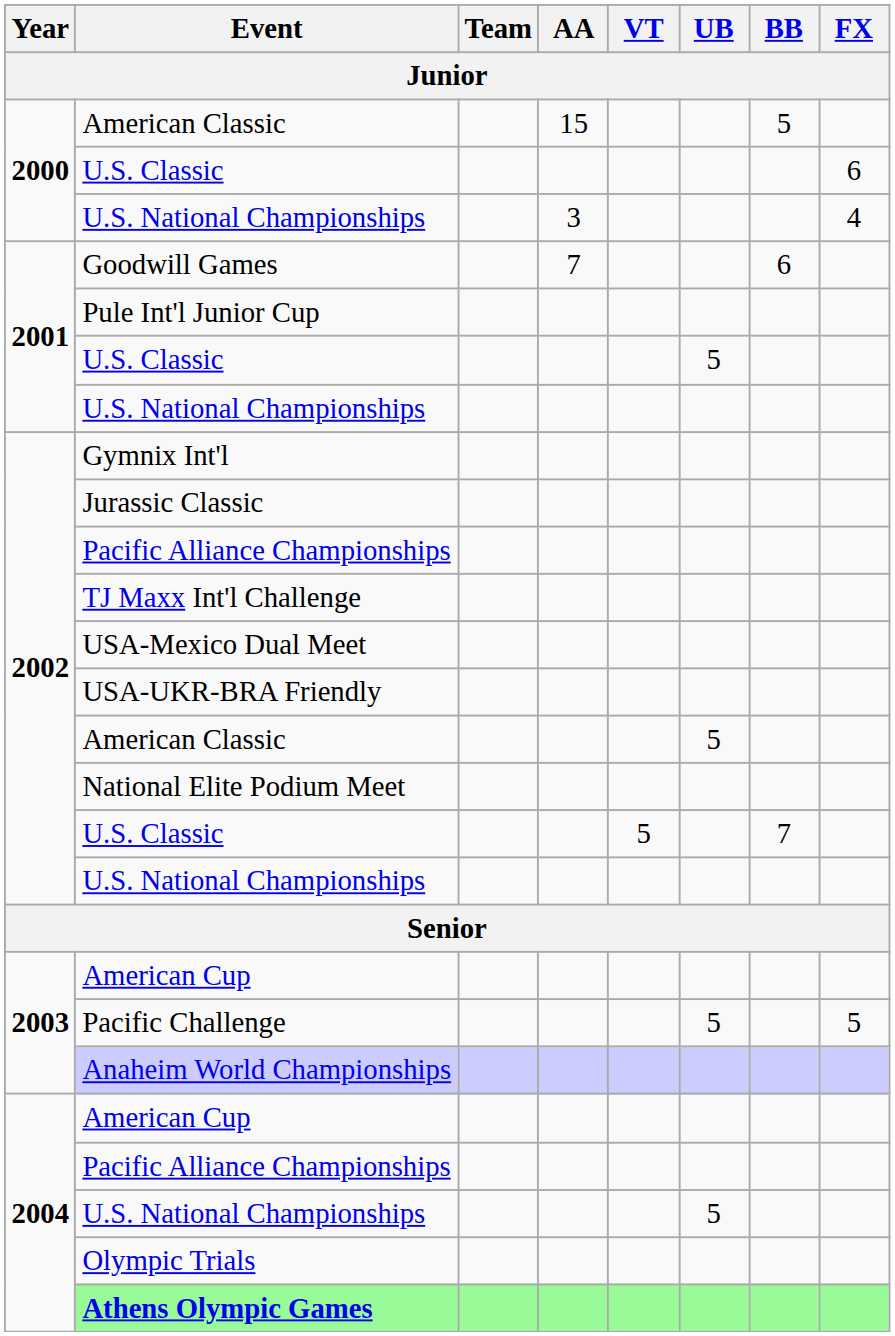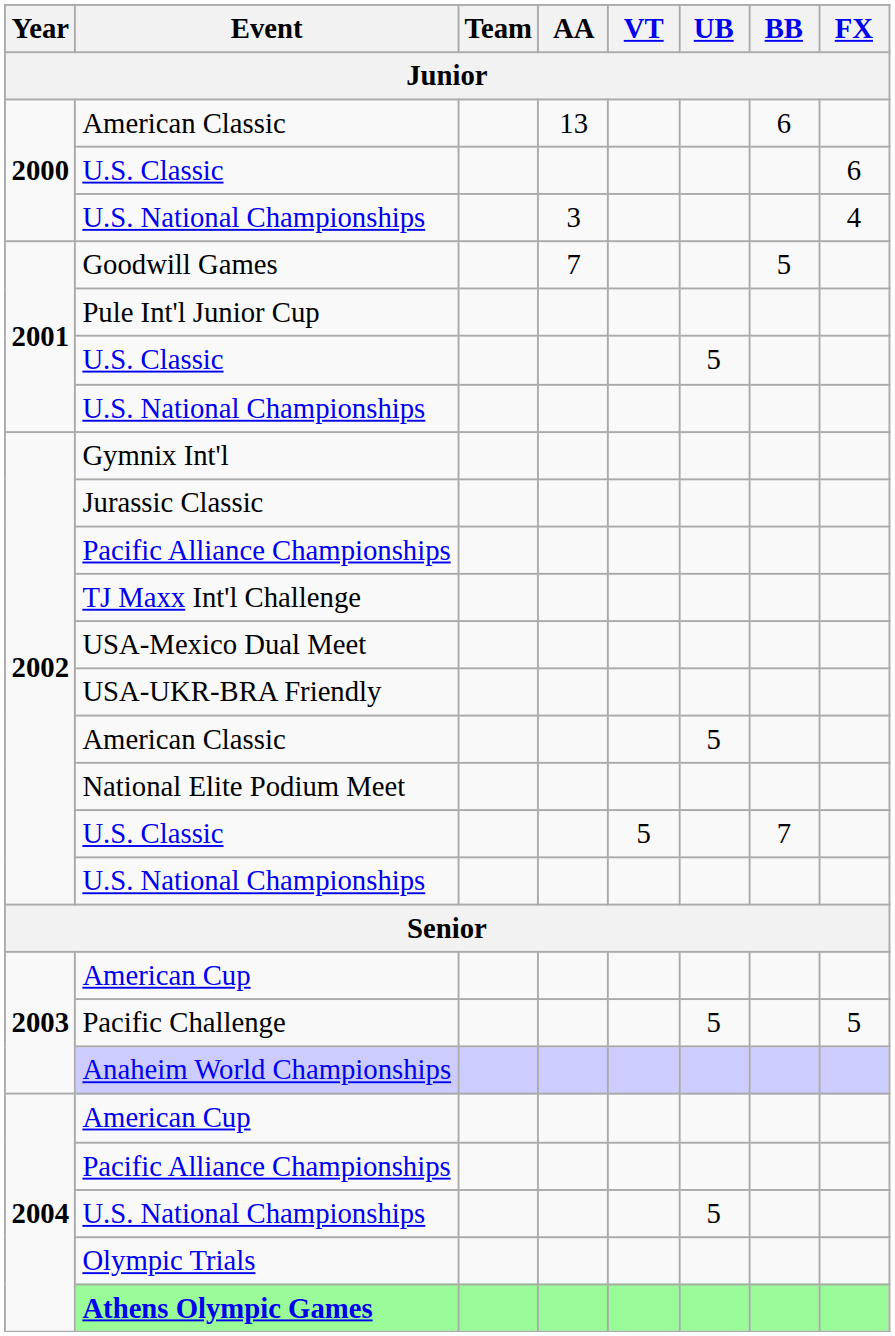(574, 123) 15 -> (574, 123) 13
(784, 123) 5 -> (784, 123) 6
(784, 265) 6 -> (784, 265) 5
